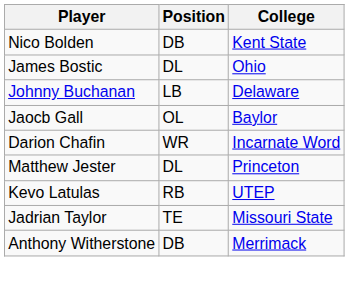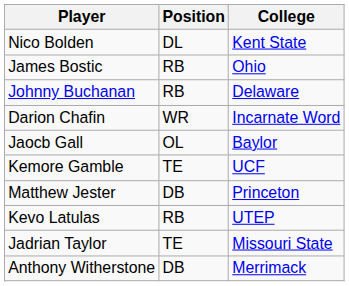(173, 42) DB -> (173, 42) DL
(173, 67) DL -> (173, 67) RB
(172, 92) LB -> (173, 92) RB
rows swapped: (57, 142) <-> (46, 117)
+ row: (66, 167)
(173, 167) DL -> (173, 192) DB
